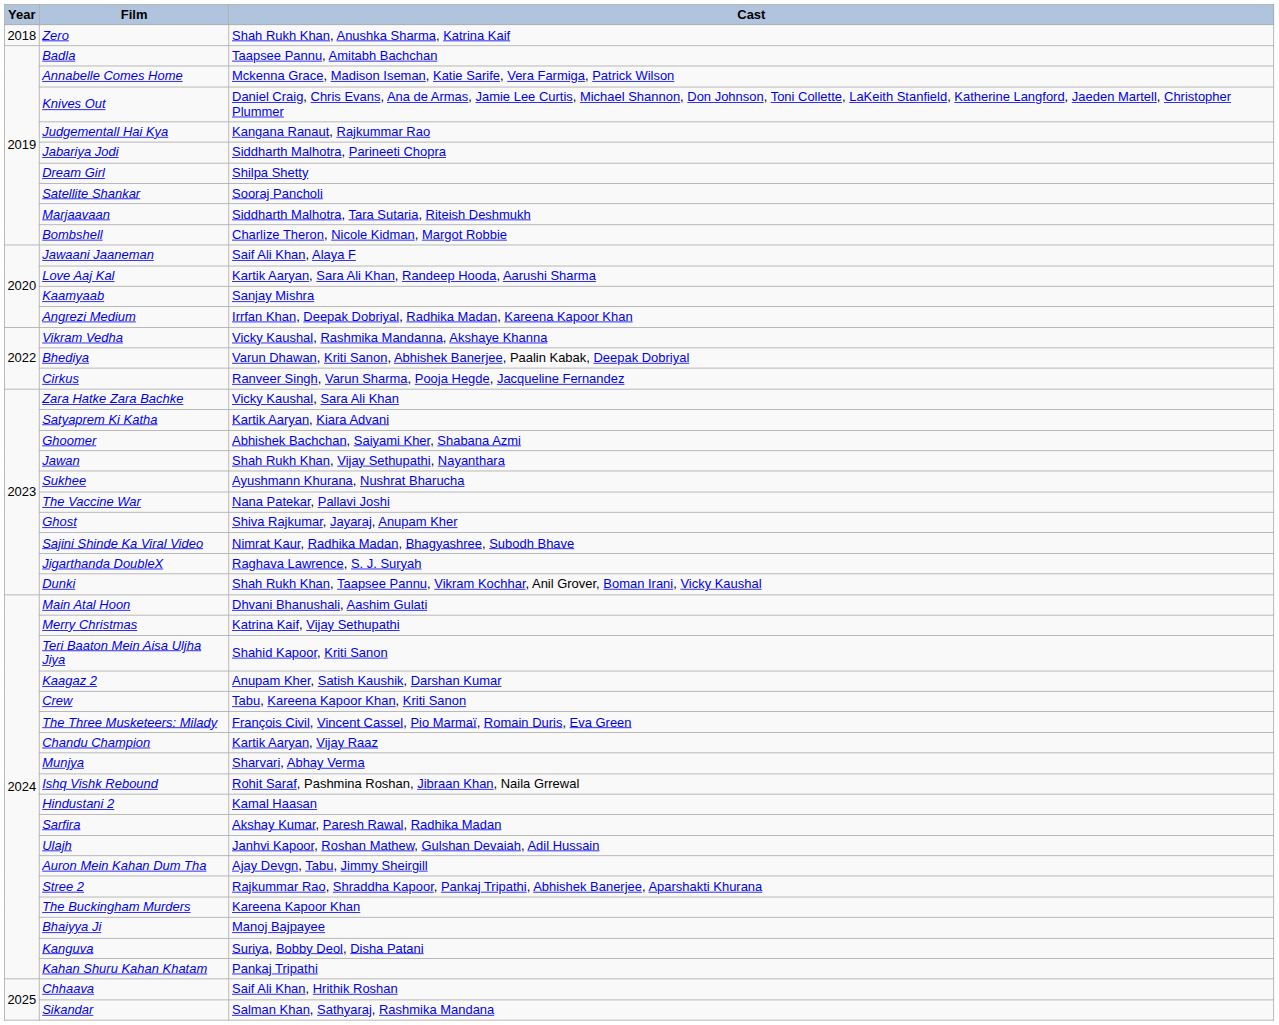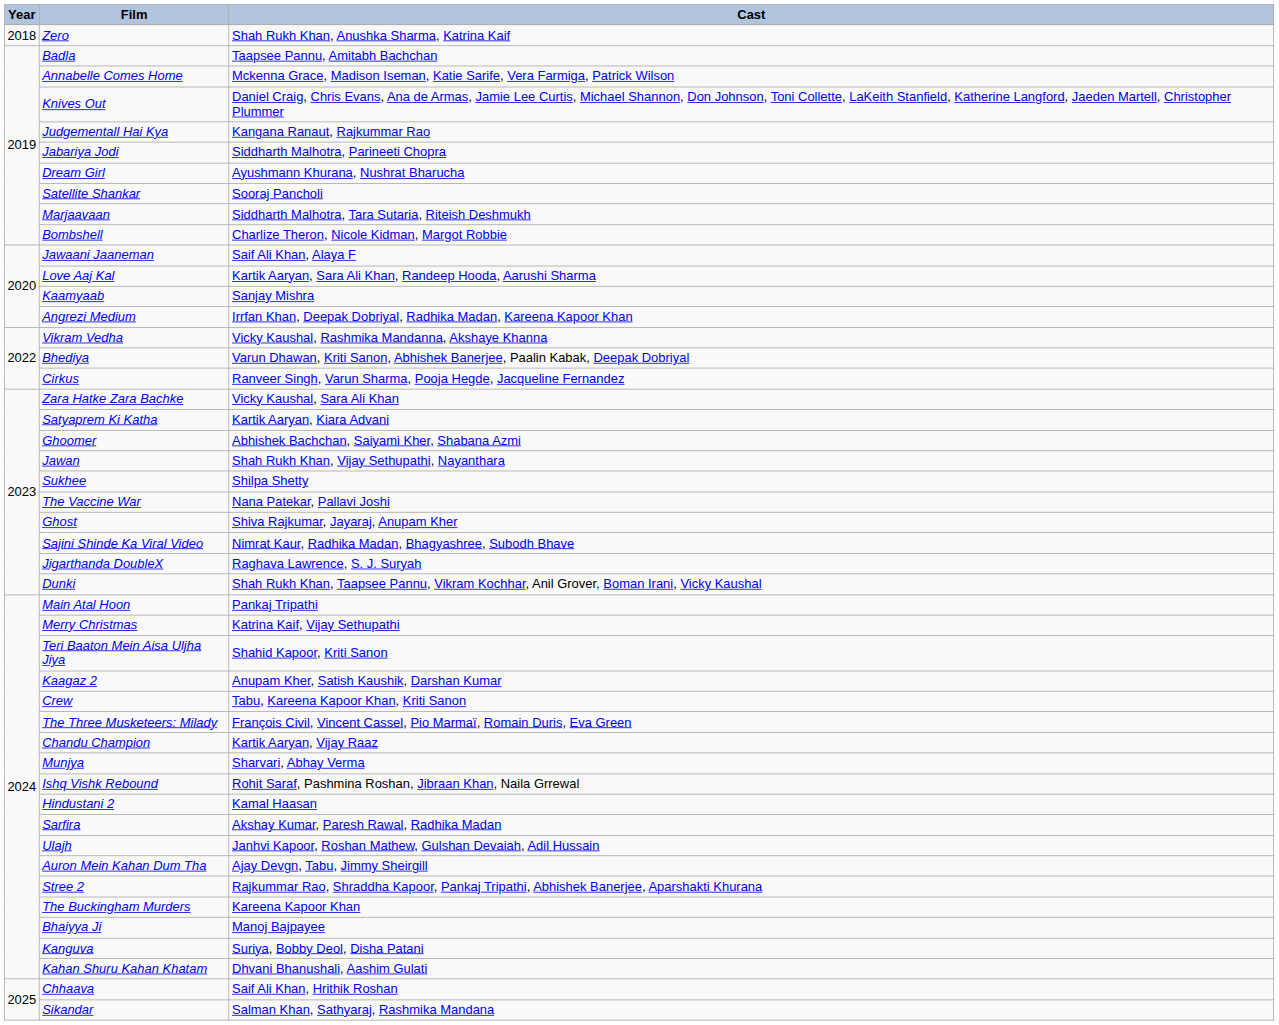(270, 173) Shilpa Shetty -> (348, 173) Ayushmann Khurana, Nushrat Bharucha
(348, 481) Ayushmann Khurana, Nushrat Bharucha -> (270, 481) Shilpa Shetty
(330, 604) Dhvani Bhanushali, Aashim Gulati -> (275, 604) Pankaj Tripathi
(275, 968) Pankaj Tripathi -> (330, 968) Dhvani Bhanushali, Aashim Gulati
